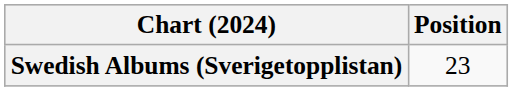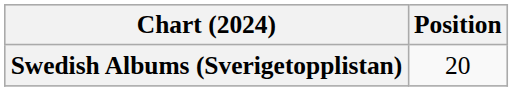(458, 65) 23 -> (458, 65) 20
